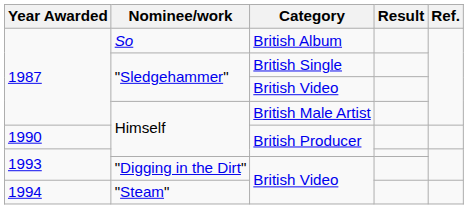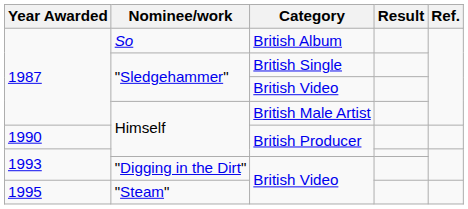(25, 192) 1994 -> (25, 192) 1995
